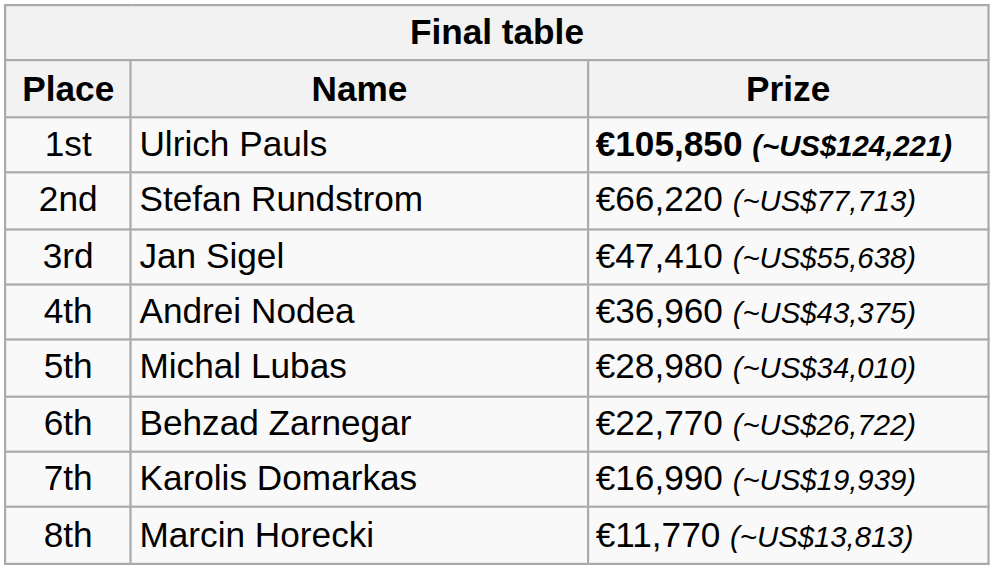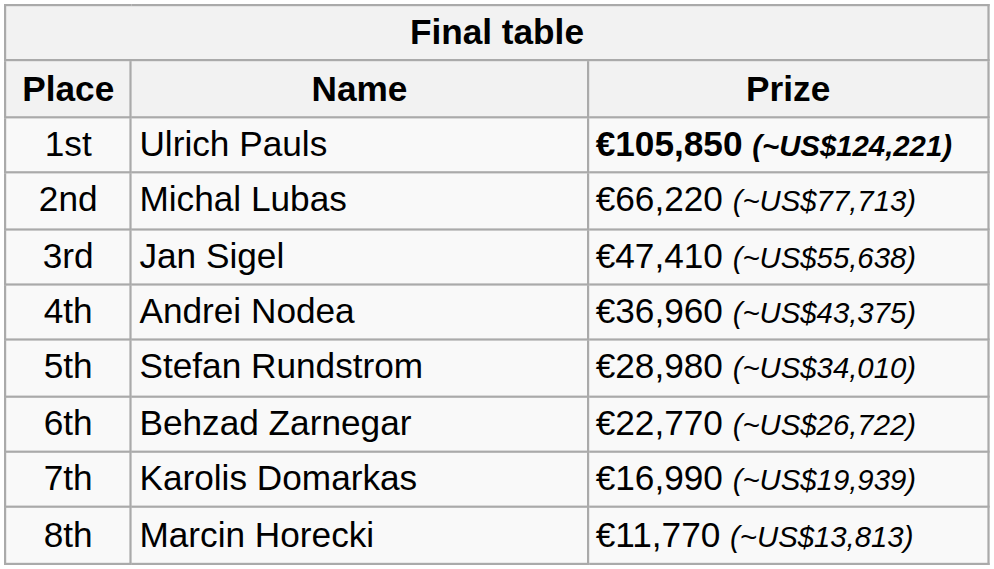(281, 199) Stefan Rundstrom -> (243, 199) Michal Lubas
(243, 367) Michal Lubas -> (281, 367) Stefan Rundstrom
